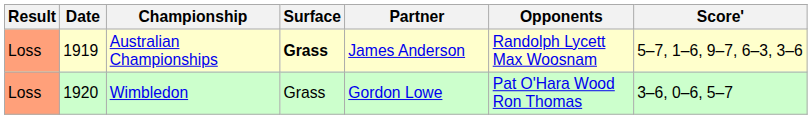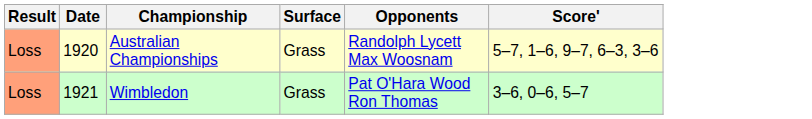- column: (417, 16)
(81, 50) 1919 -> (81, 50) 1920
(306, 50) bold -> (304, 50) normal
(81, 93) 1920 -> (81, 93) 1921
